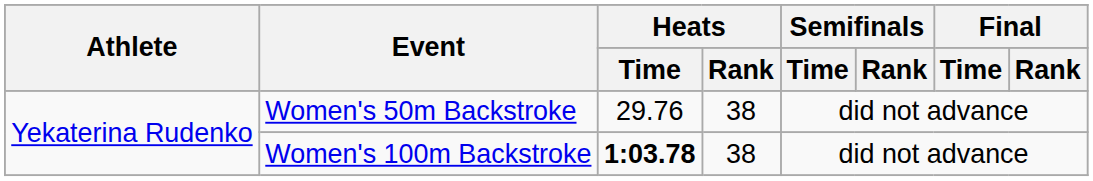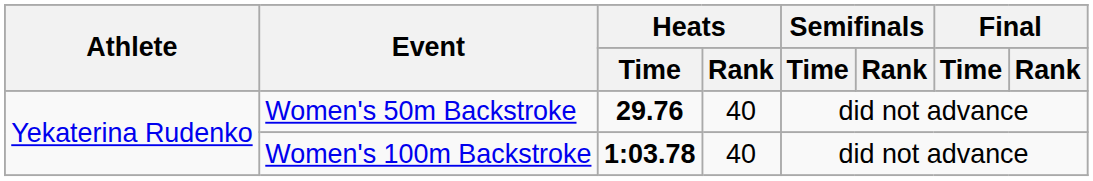(650, 112) normal -> (650, 112) bold
(741, 112) 38 -> (741, 112) 40
(741, 154) 38 -> (741, 154) 40
